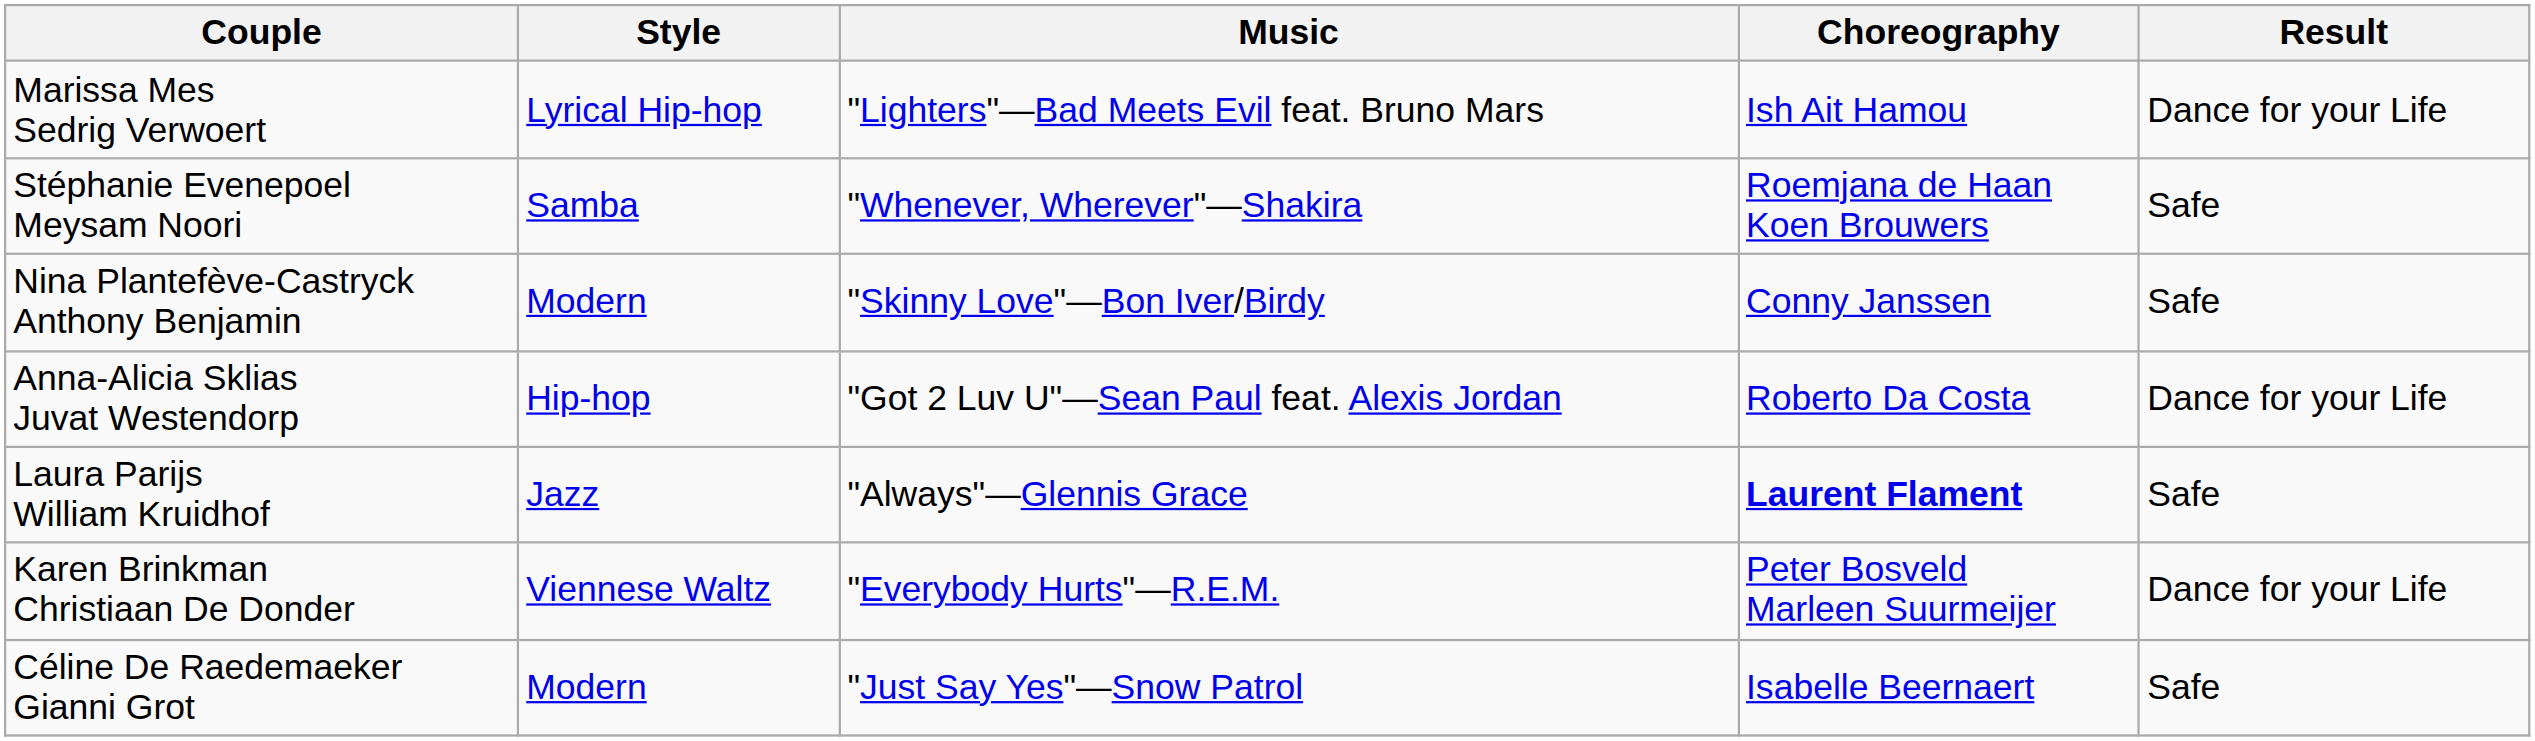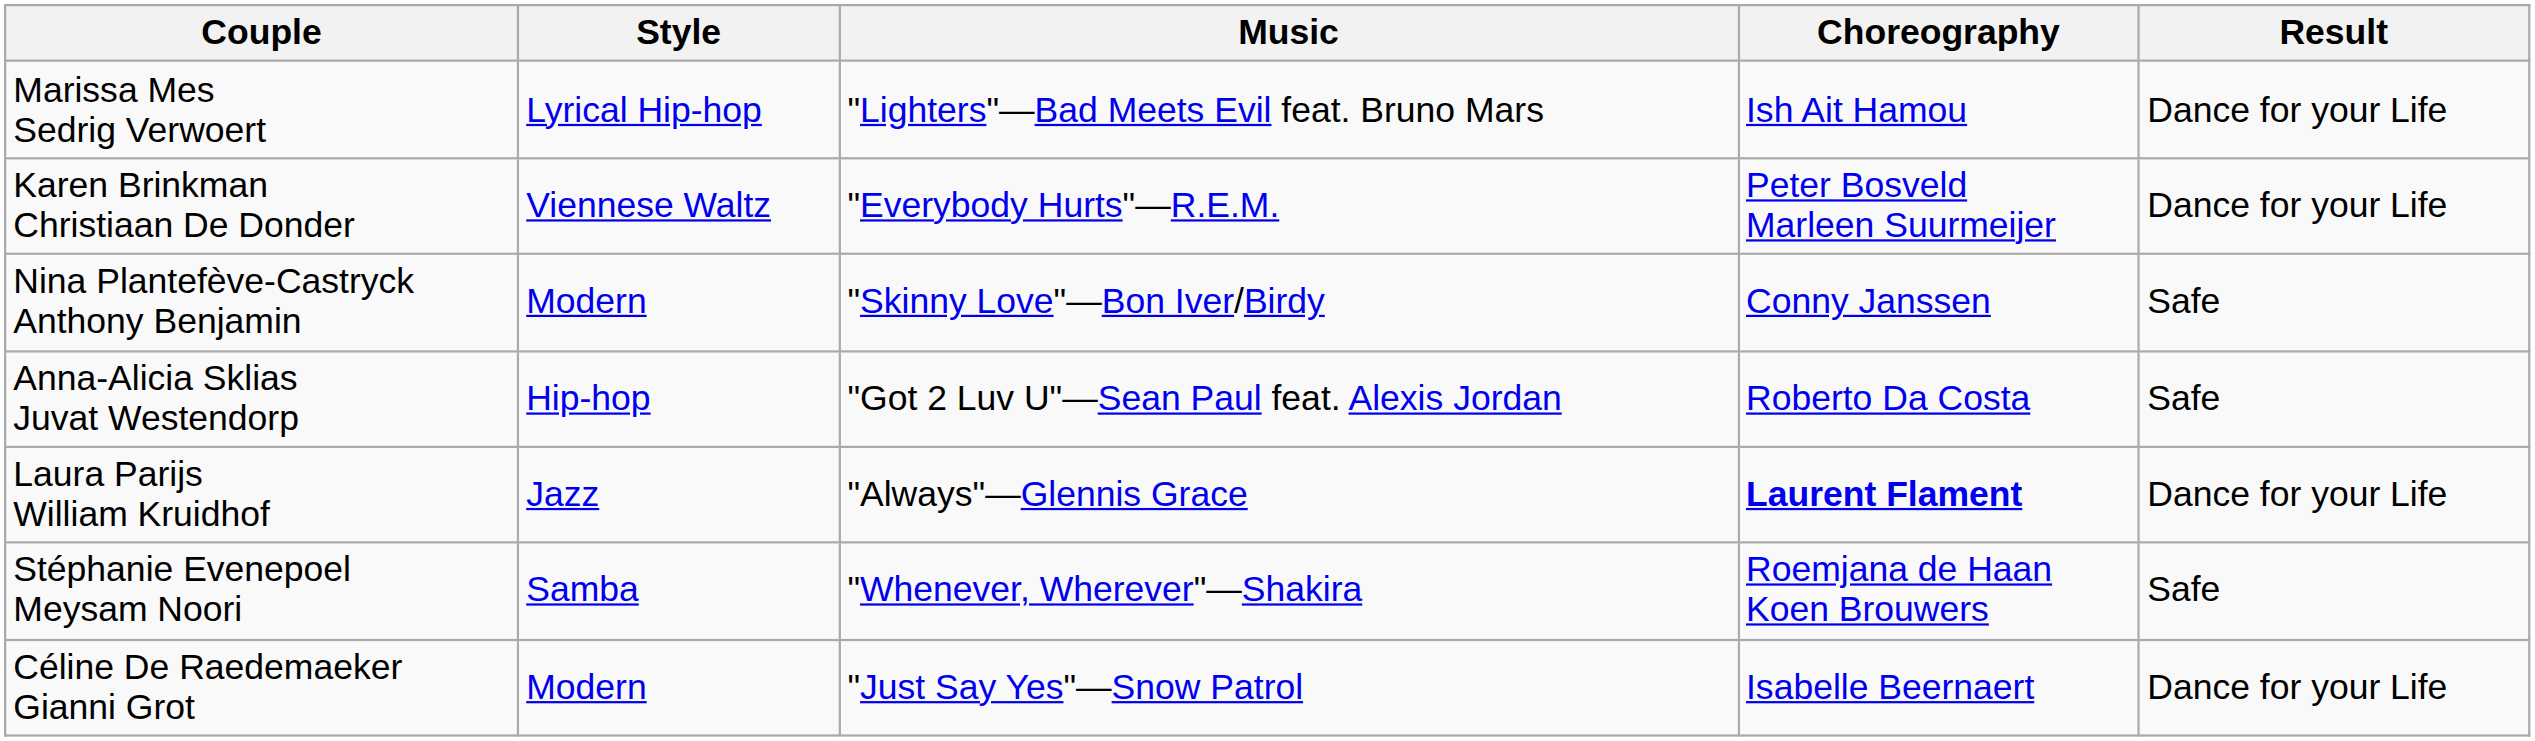rows swapped: (184, 590) <-> (182, 205)
(2297, 397) Dance for your Life -> (2184, 397) Safe
(2184, 494) Safe -> (2297, 494) Dance for your Life
(2184, 686) Safe -> (2297, 686) Dance for your Life
